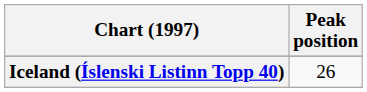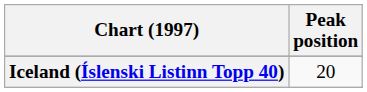(326, 71) 26 -> (326, 71) 20
